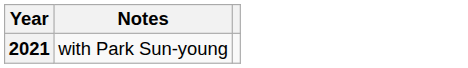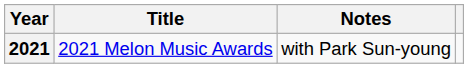+ column: (165, 19)
